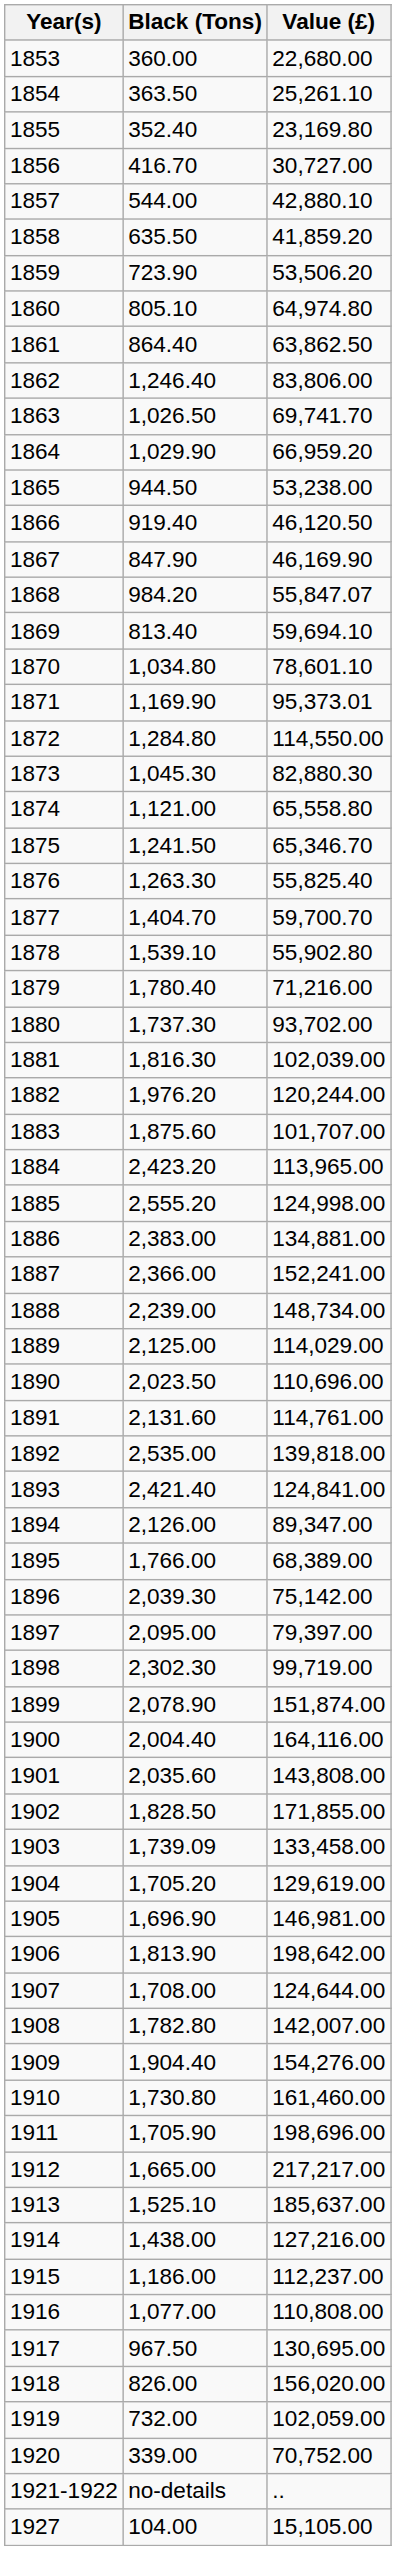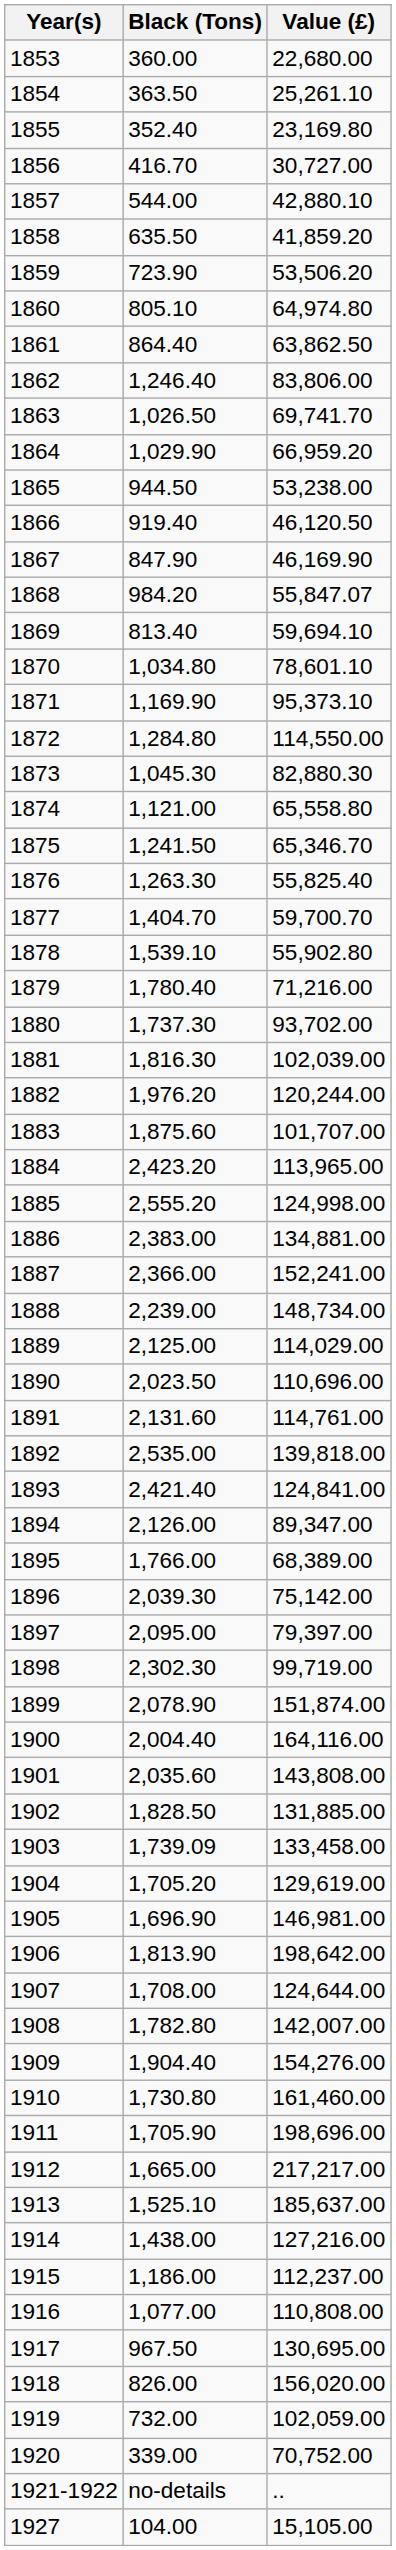(322, 702) 95,373.01 -> (322, 702) 95,373.10
(329, 1811) 171,855.00 -> (329, 1811) 131,885.00
